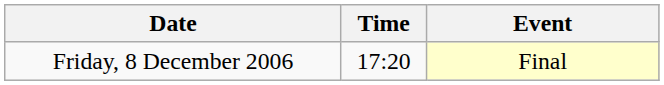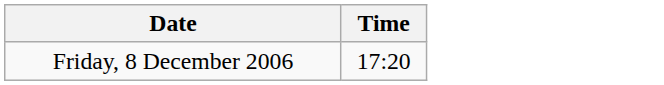- column: (543, 23)
